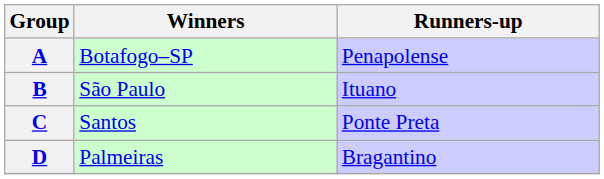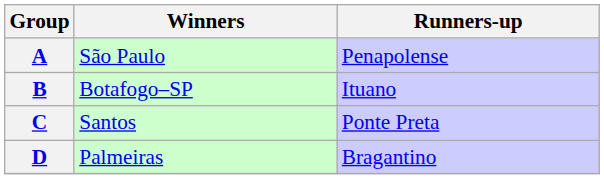(136, 55) Botafogo–SP -> (122, 55) São Paulo
(122, 88) São Paulo -> (136, 88) Botafogo–SP
